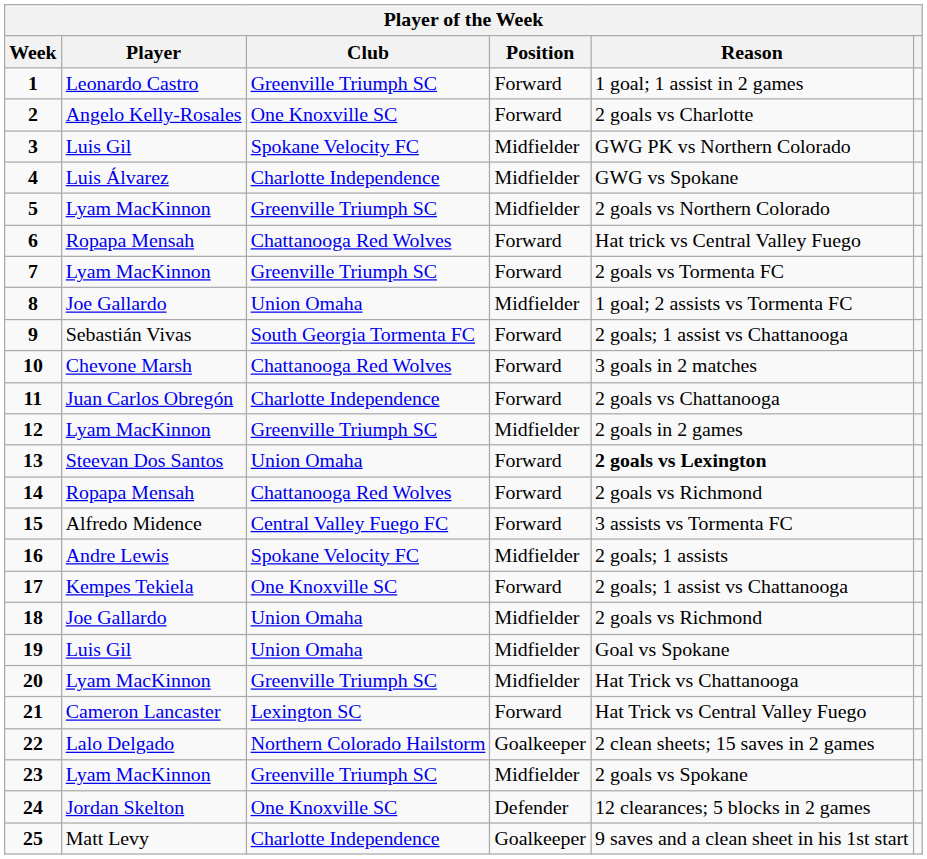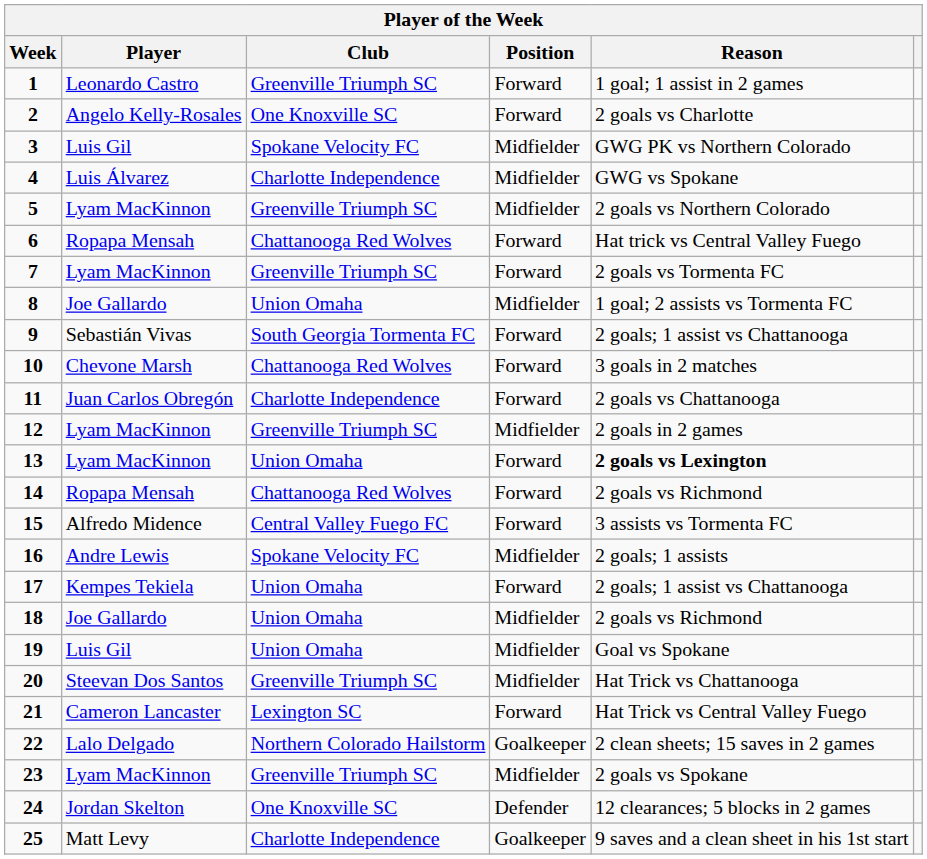(145, 460) Steevan Dos Santos -> (138, 460) Lyam MacKinnon
(324, 586) One Knoxville SC -> (307, 586) Union Omaha
(138, 680) Lyam MacKinnon -> (145, 680) Steevan Dos Santos
